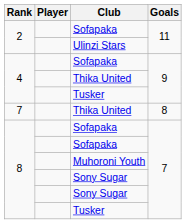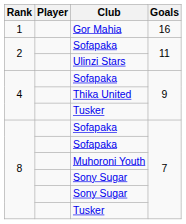+ row: (19, 29)
- row: (19, 111)
